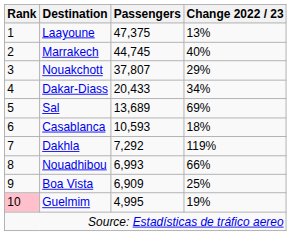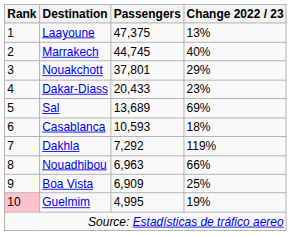(132, 70) 37,807 -> (132, 70) 37,801
(198, 89) 34% -> (198, 89) 23%
(129, 164) 6,993 -> (129, 164) 6,963
